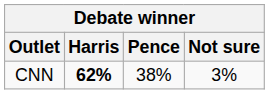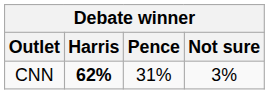(154, 74) 38% -> (154, 74) 31%
